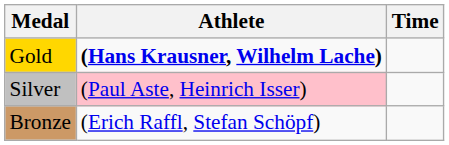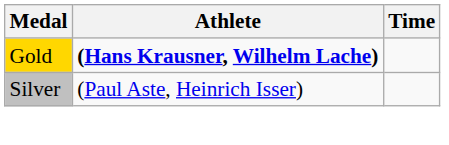(194, 88) pink background -> (190, 88) no background
- row: (40, 122)
